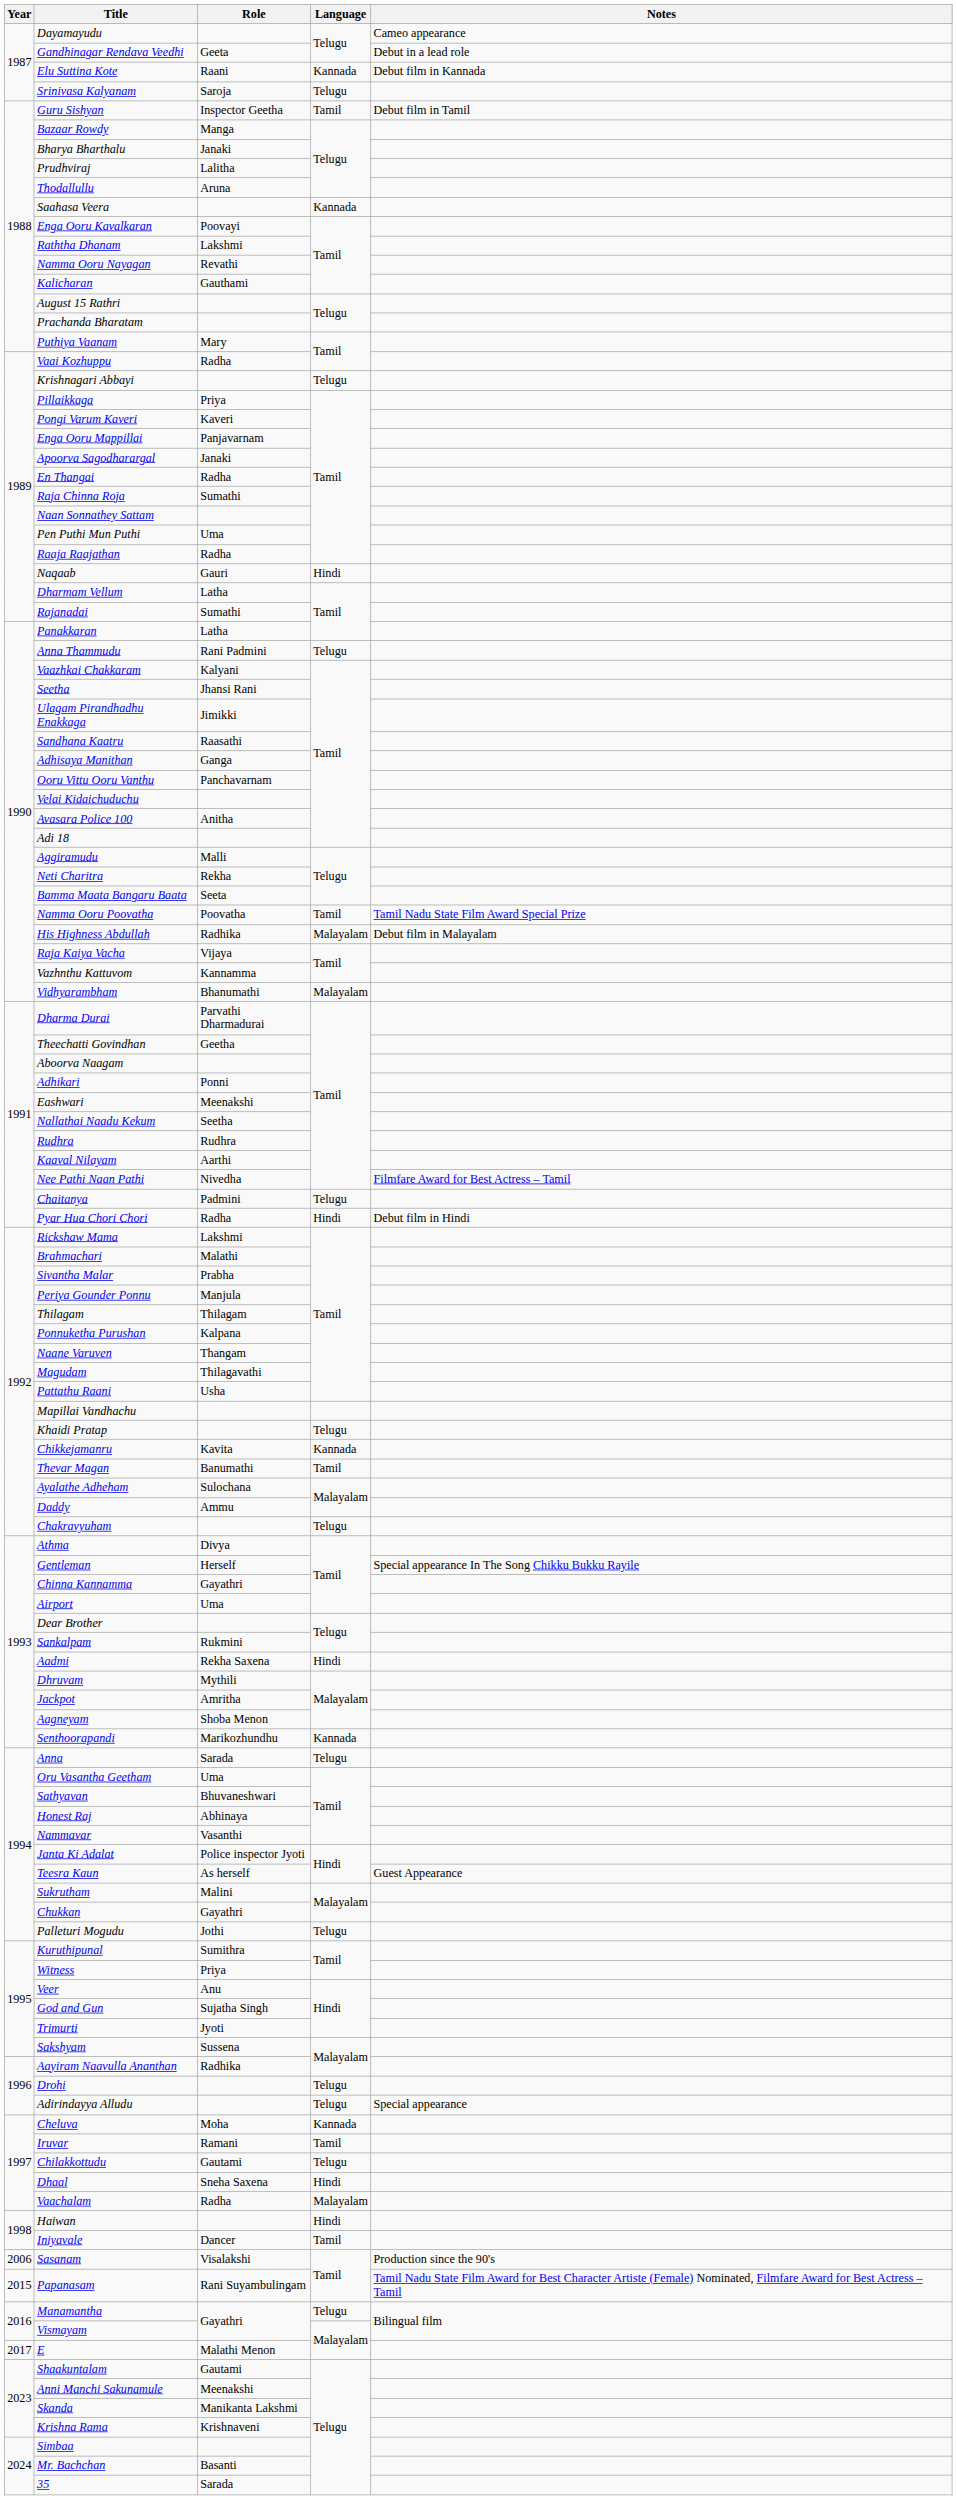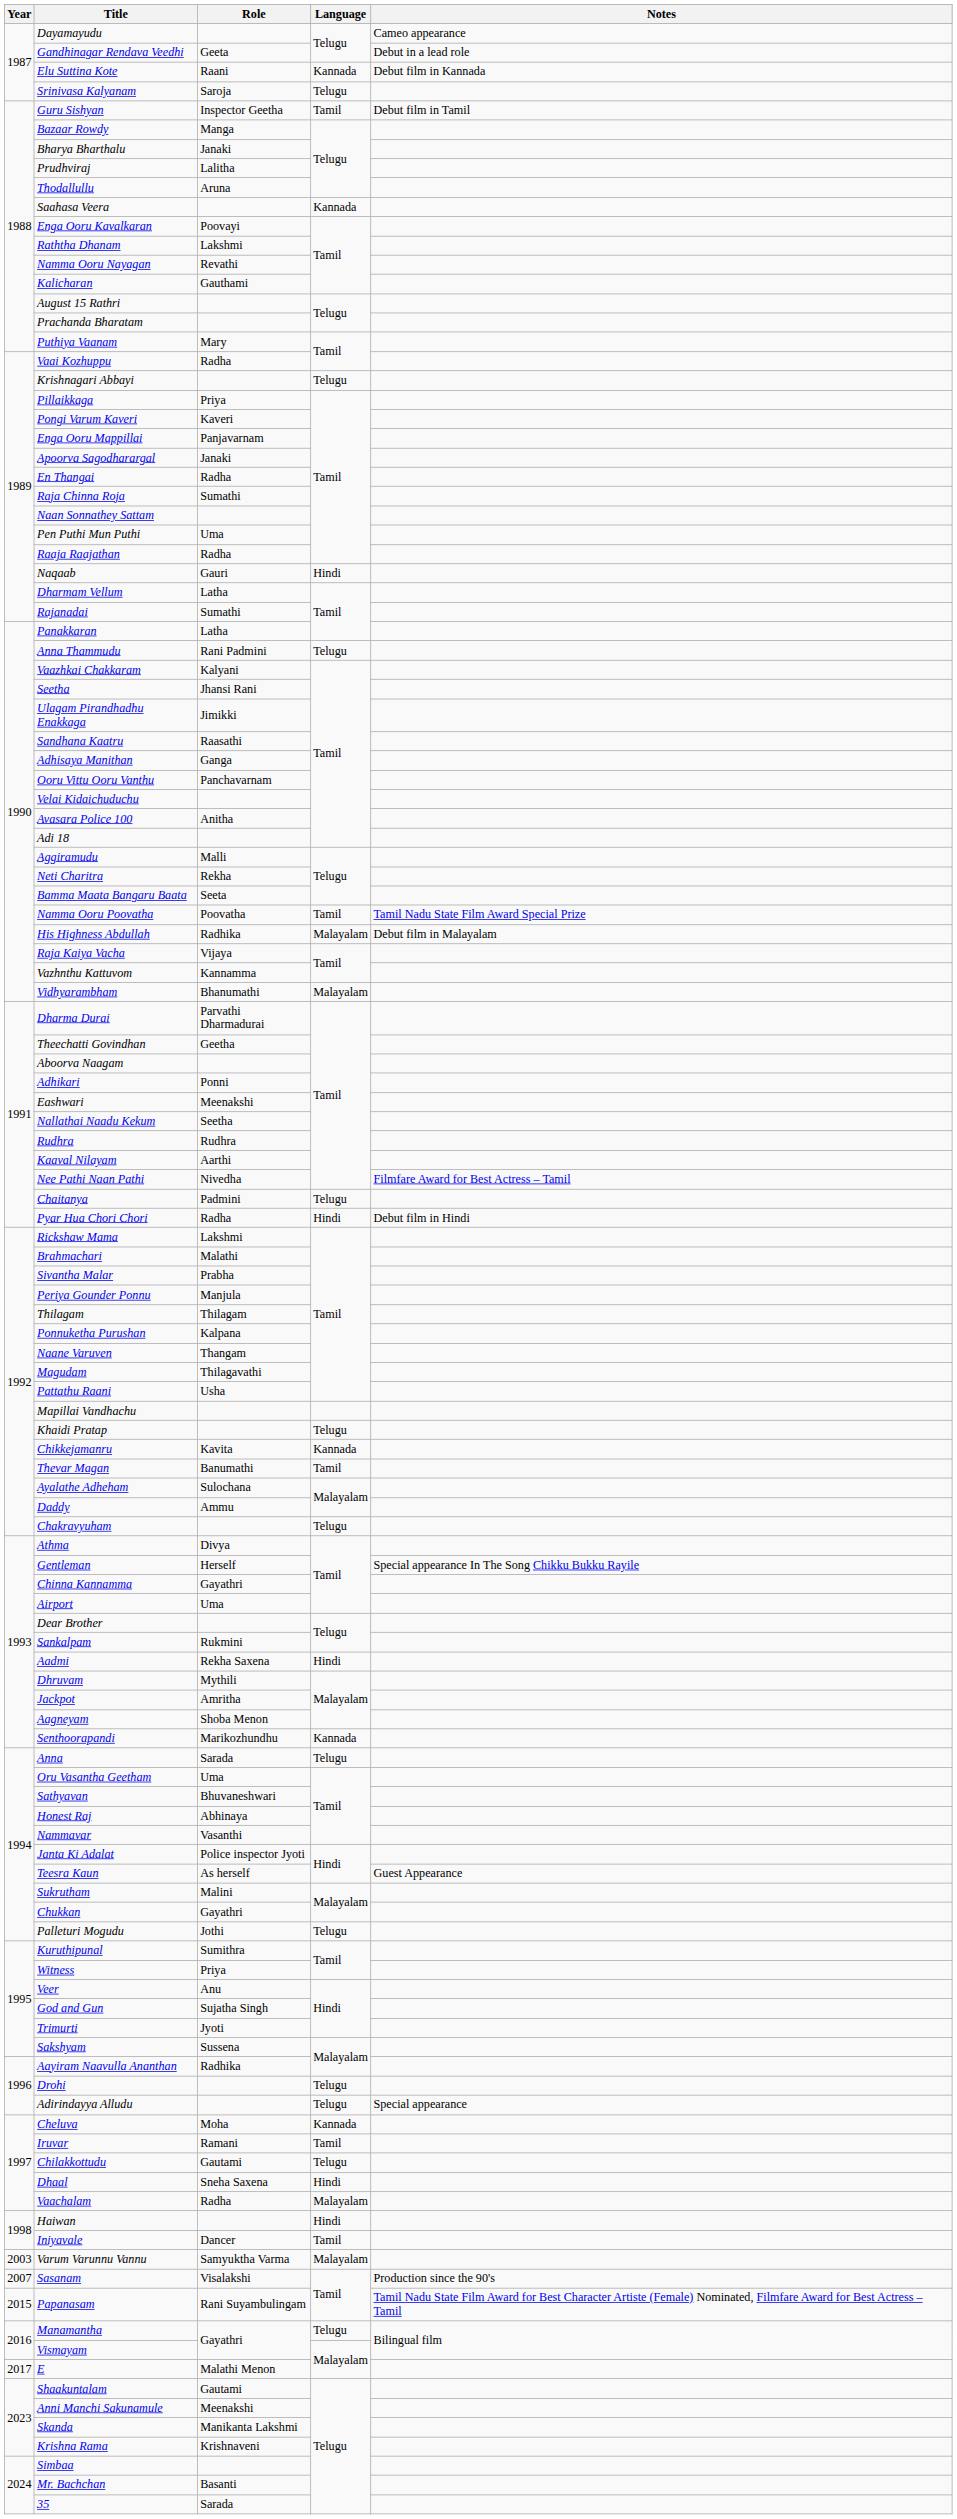+ row: (92, 2259)
(19, 2259) 2006 -> (19, 2278) 2007
